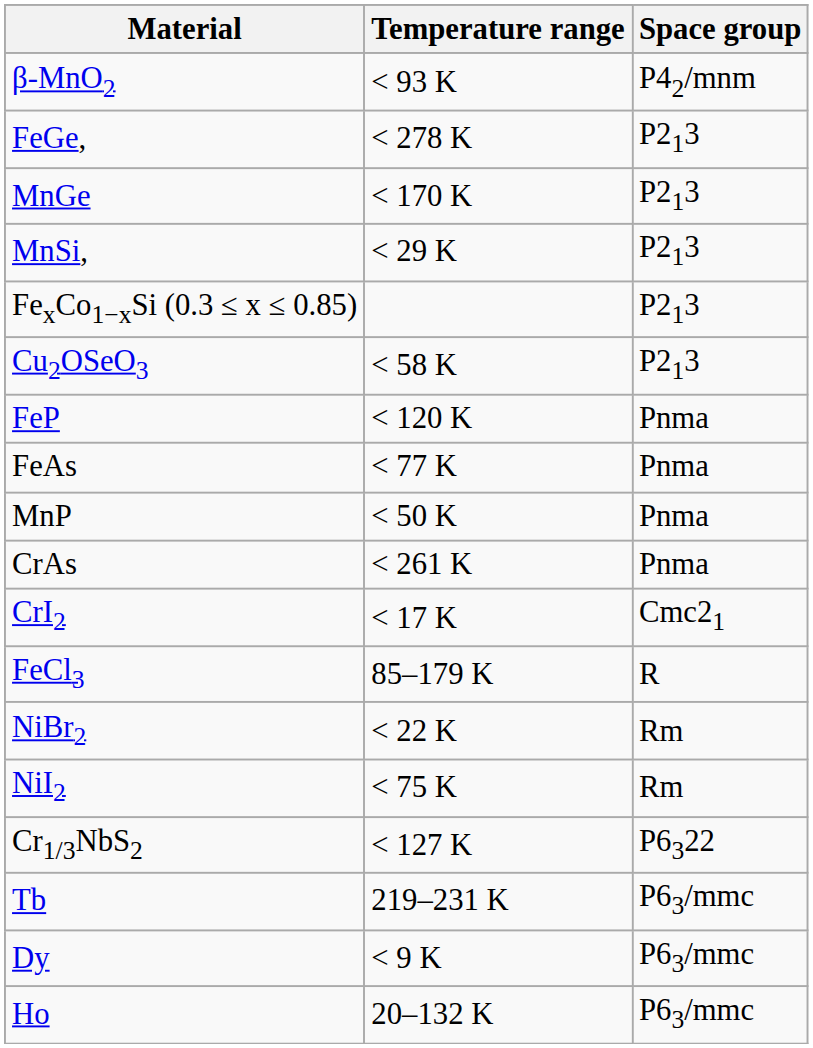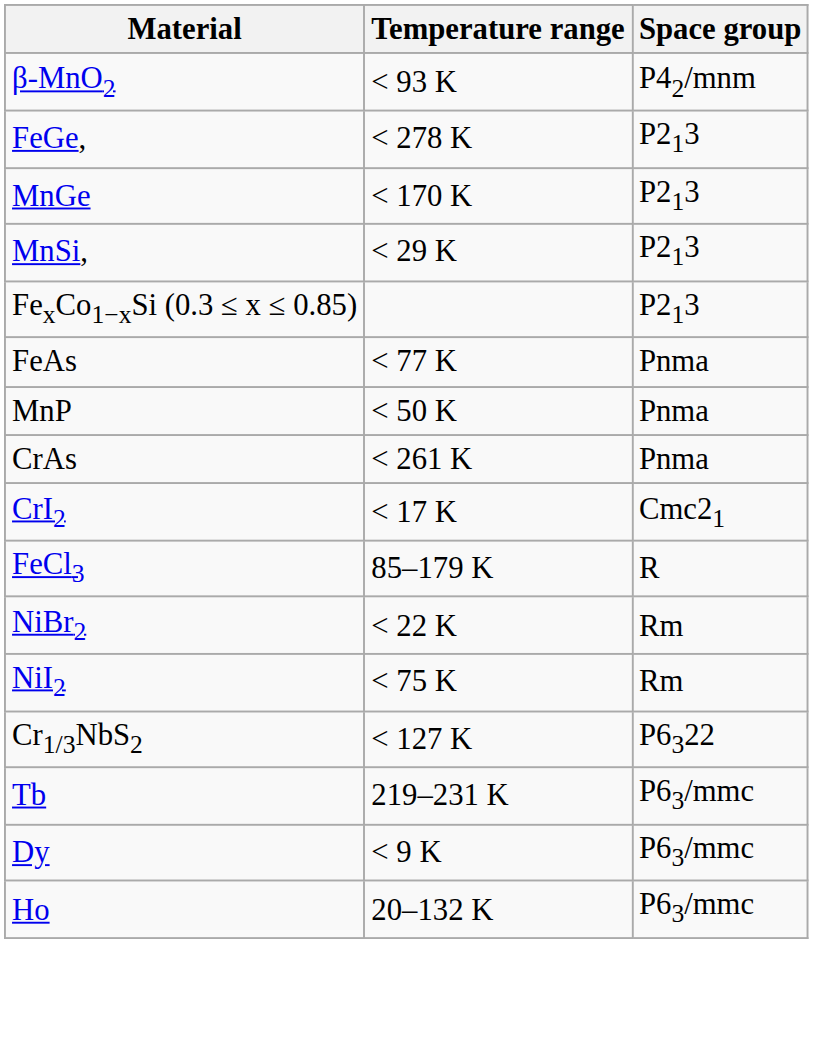- row: (80, 365)
- row: (36, 418)
